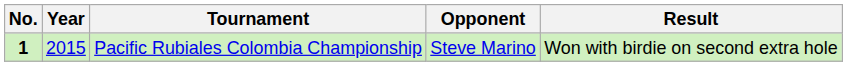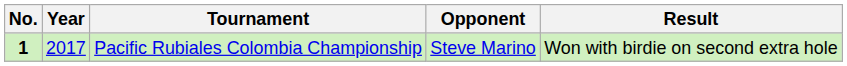(66, 47) 2015 -> (66, 47) 2017
